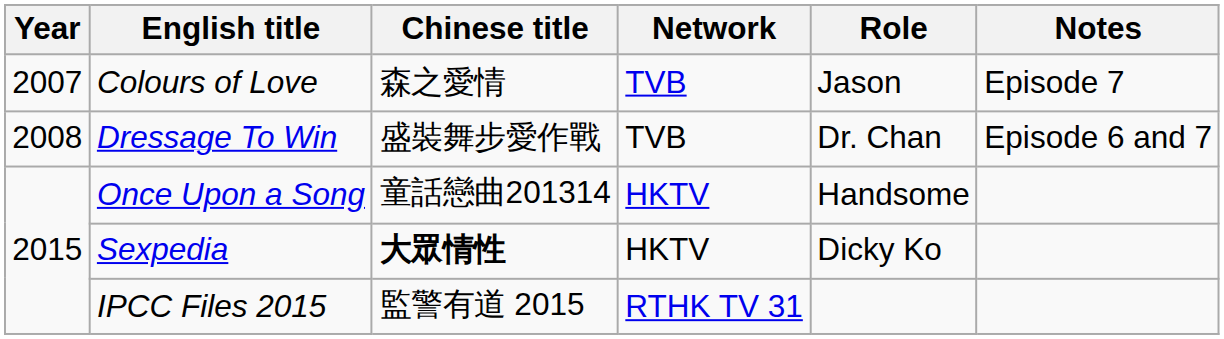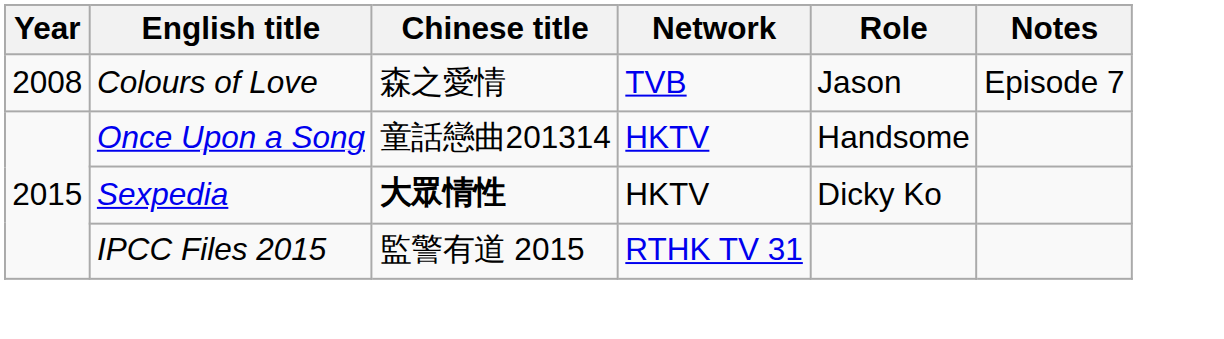(47, 82) 2007 -> (47, 82) 2008
- row: (217, 138)
